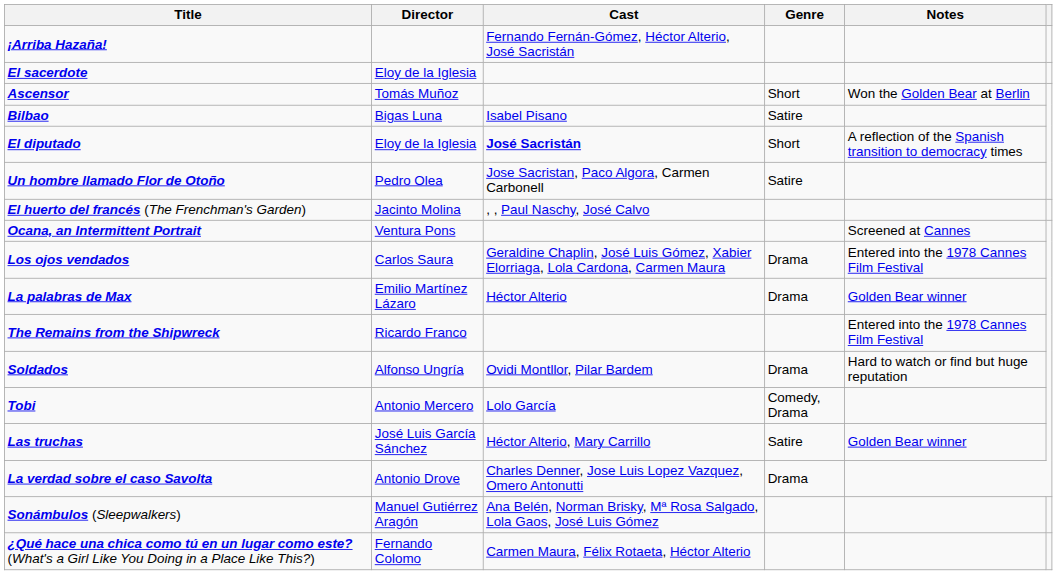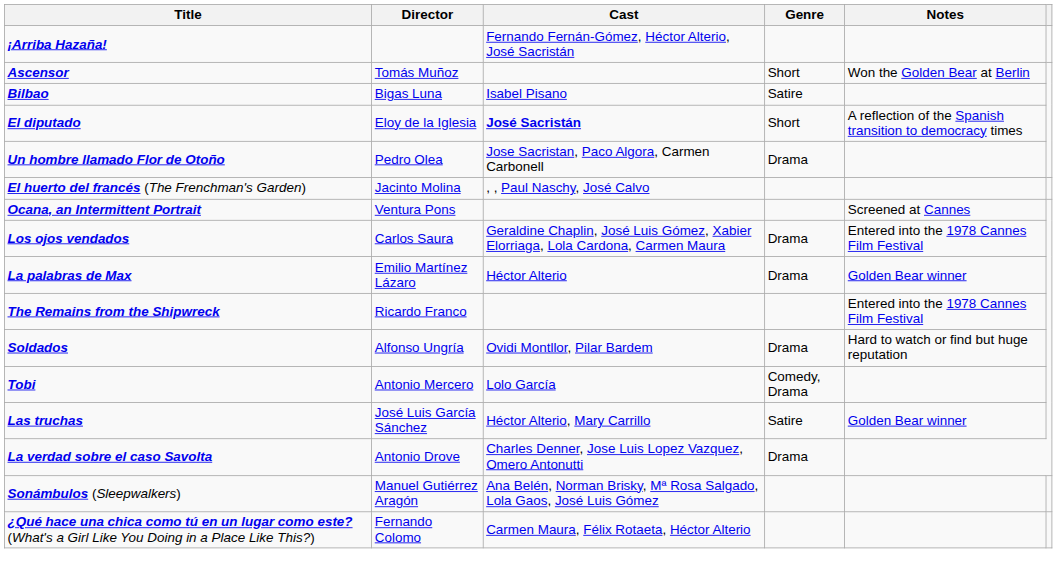- row: (47, 72)
(785, 180) Satire -> (788, 159) Drama
